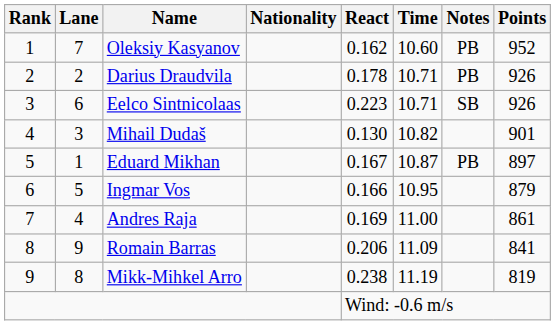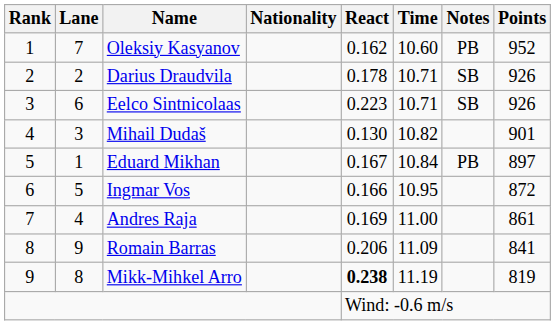(468, 76) PB -> (468, 76) SB
(418, 162) 10.87 -> (418, 162) 10.84
(522, 190) 879 -> (522, 190) 872
(367, 276) normal -> (367, 276) bold
